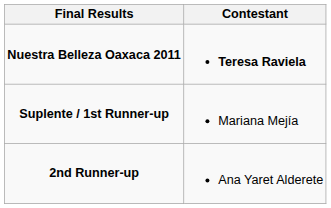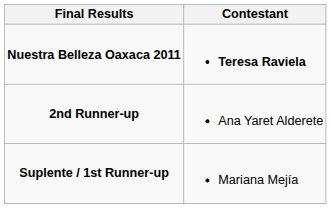rows swapped: (94, 113) <-> (94, 173)
